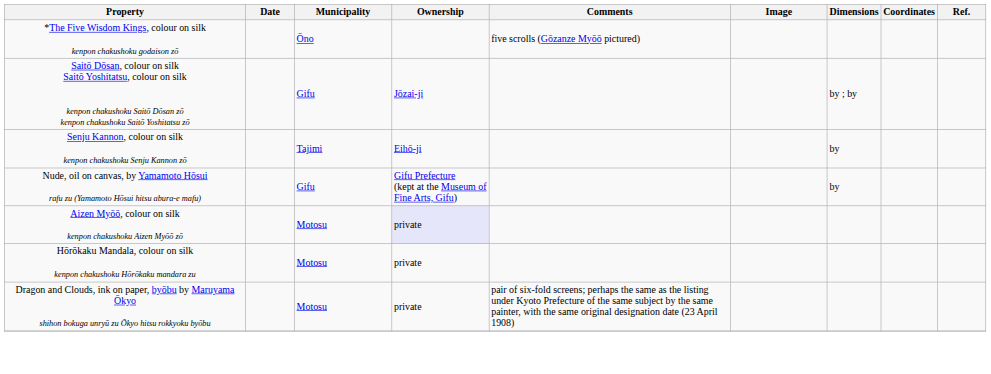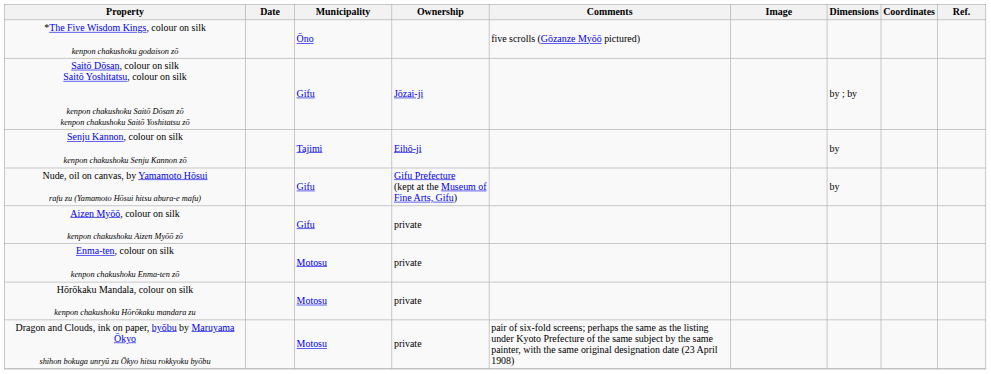(312, 224) Motosu -> (306, 224) Gifu
(408, 224) lavender background -> (408, 224) no background
+ row: (125, 263)
